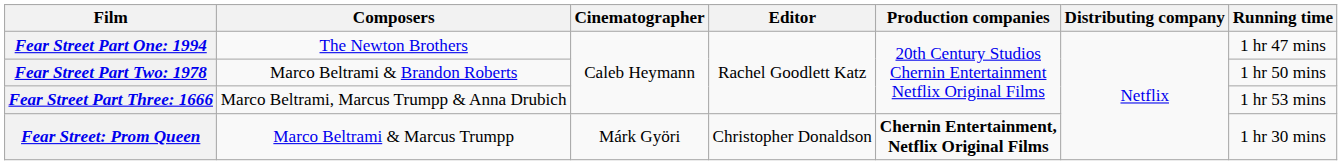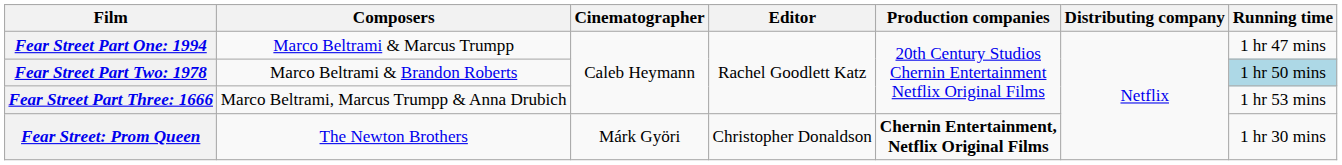(394, 45) The Newton Brothers -> (394, 45) Marco Beltrami & Marcus Trumpp
(1283, 72) no background -> (1283, 72) lightblue background
(394, 136) Marco Beltrami & Marcus Trumpp -> (394, 136) The Newton Brothers
